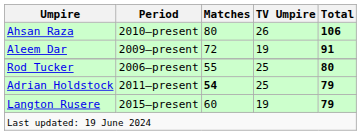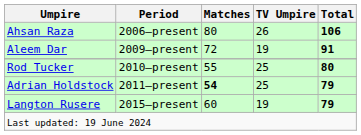(159, 31) 2010–present -> (159, 31) 2006–present
(159, 67) 2006–present -> (159, 67) 2010–present
